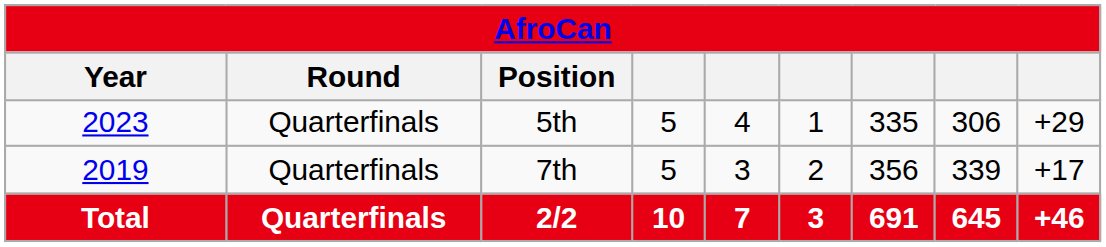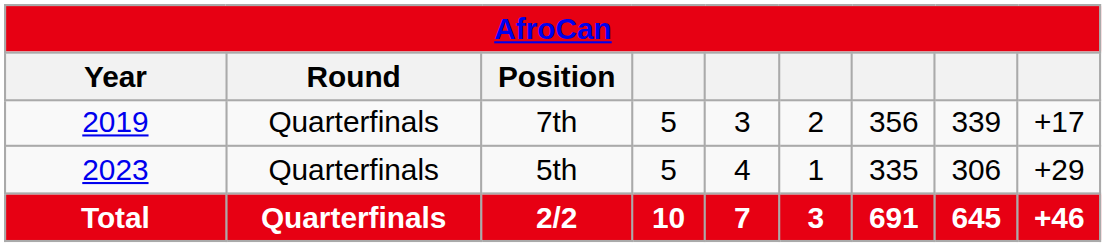rows swapped: (557, 170) <-> (557, 123)
